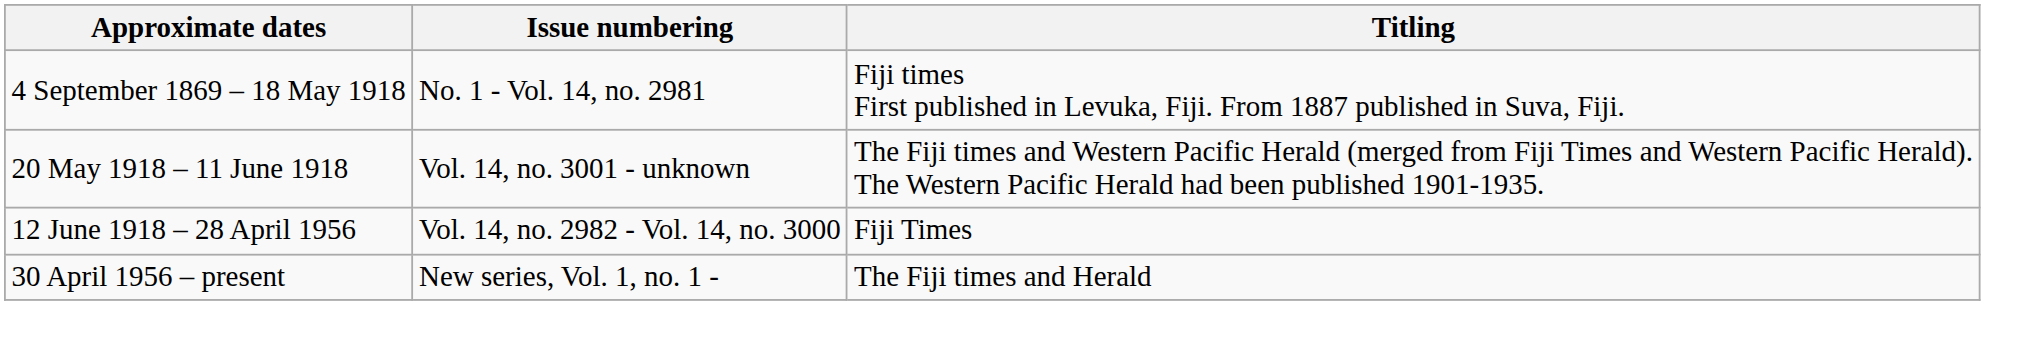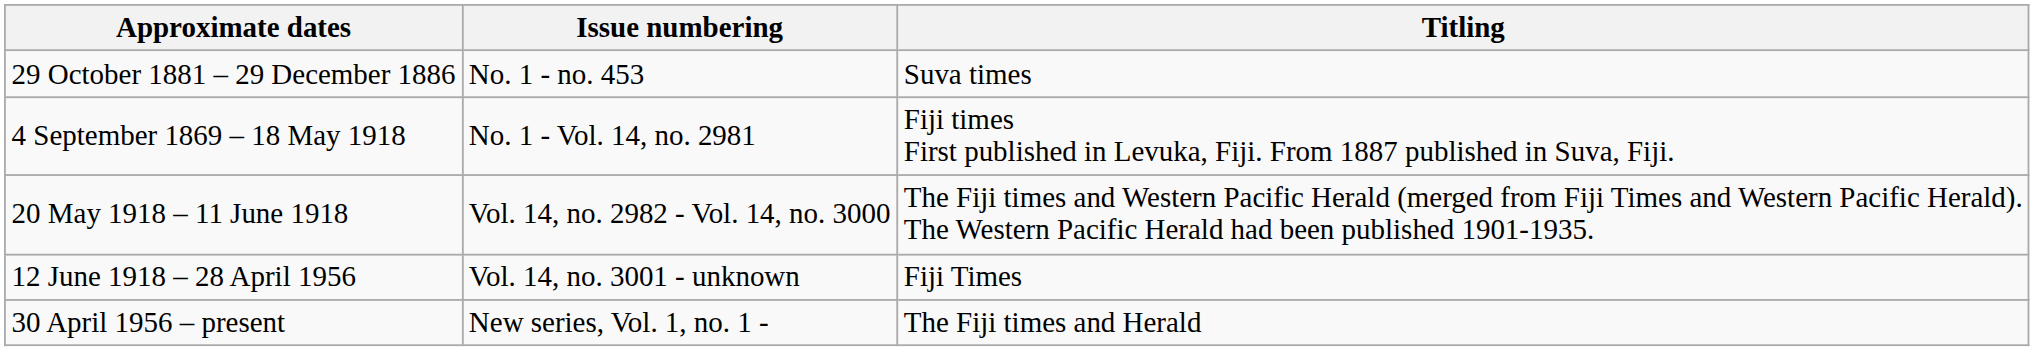+ row: (234, 73)
(585, 168) Vol. 14, no. 3001 - unknown -> (680, 214) Vol. 14, no. 2982 - Vol. 14, no. 3000
(630, 230) Vol. 14, no. 2982 - Vol. 14, no. 3000 -> (634, 276) Vol. 14, no. 3001 - unknown
